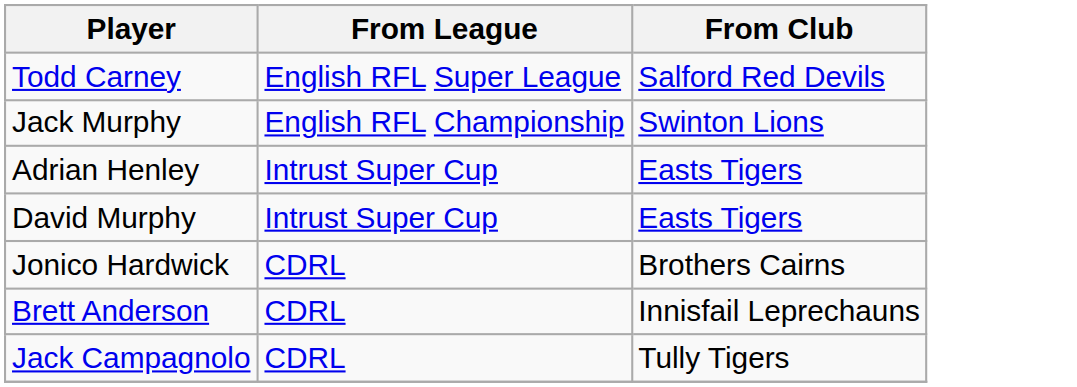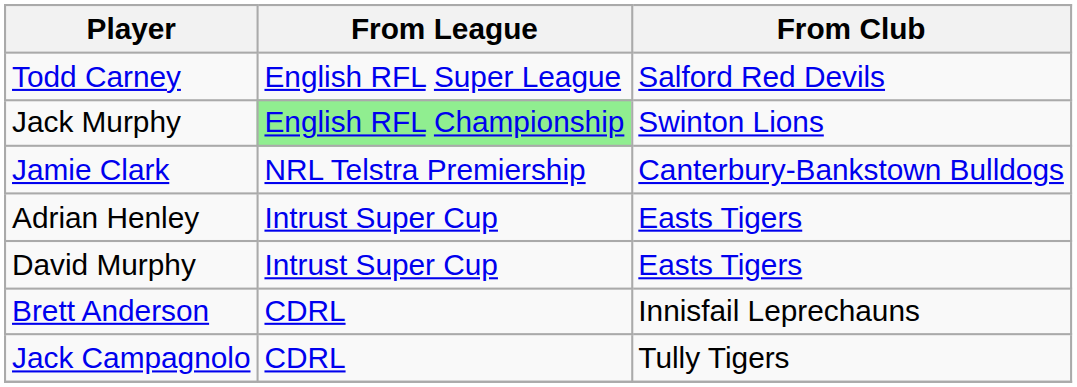(444, 123) no background -> (444, 123) lightgreen background
+ row: (91, 170)
- row: (120, 264)
